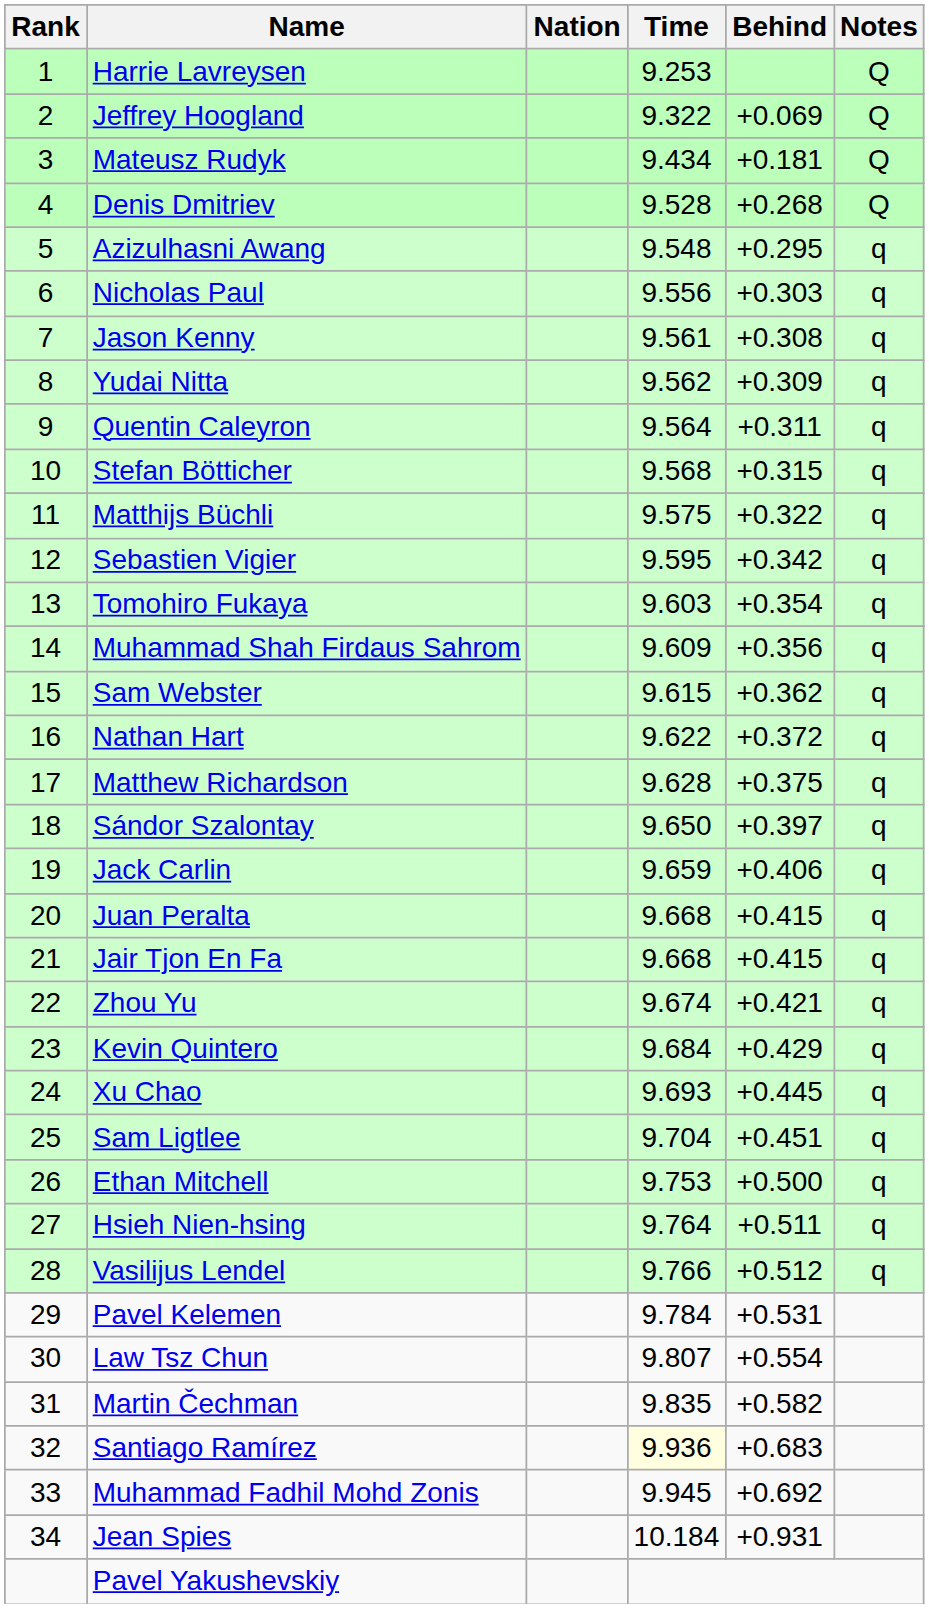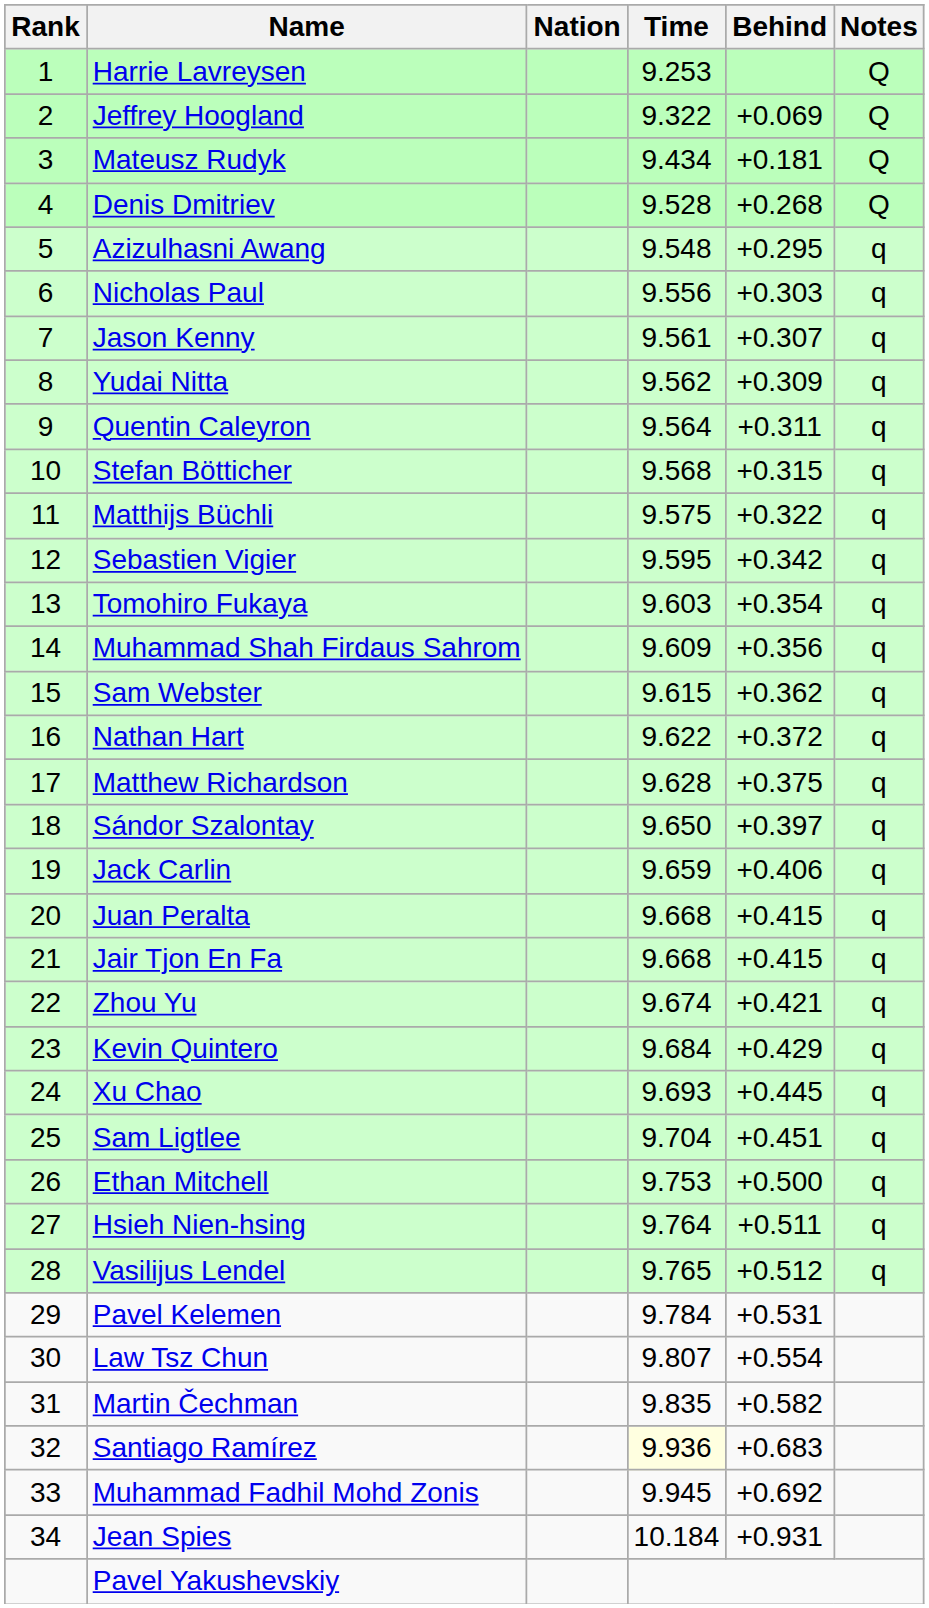(780, 337) +0.308 -> (780, 337) +0.307
(676, 1270) 9.766 -> (676, 1270) 9.765
